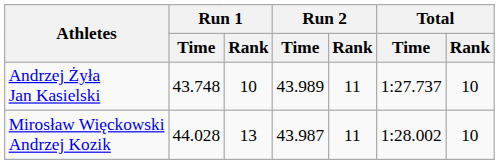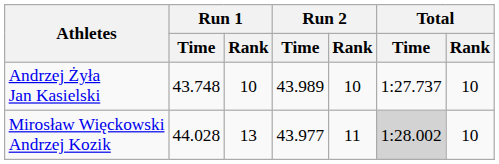(352, 86) 11 -> (352, 86) 10
(300, 135) 43.987 -> (300, 135) 43.977
(411, 135) no background -> (411, 135) lightgrey background
